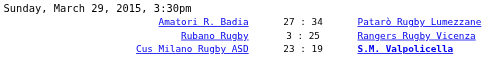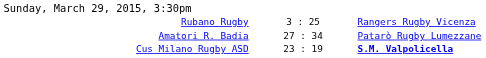rows swapped: (204, 22) <-> (215, 36)
